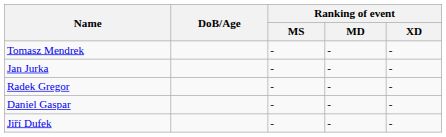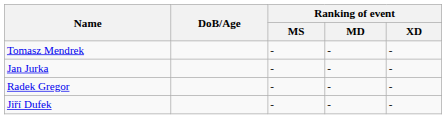- row: (39, 105)
